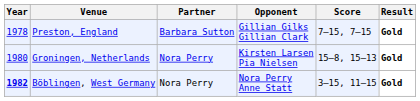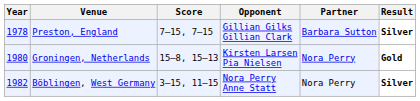columns swapped: (197, 12) <-> (347, 12)
(392, 32) Gold -> (397, 32) Silver
(17, 83) bold -> (17, 83) normal
(392, 83) Gold -> (397, 83) Silver
